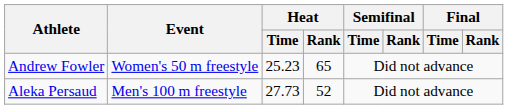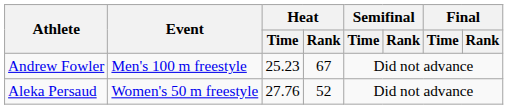(185, 66) Women's 50 m freestyle -> (179, 66) Men's 100 m freestyle
(324, 66) 65 -> (324, 66) 67
(179, 91) Men's 100 m freestyle -> (185, 91) Women's 50 m freestyle
(283, 91) 27.73 -> (283, 91) 27.76
